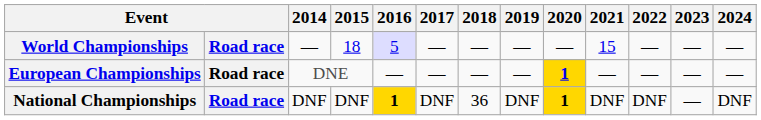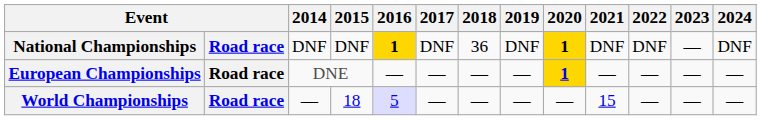rows swapped: (105, 45) <-> (105, 100)
